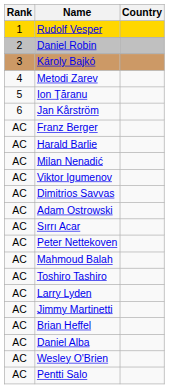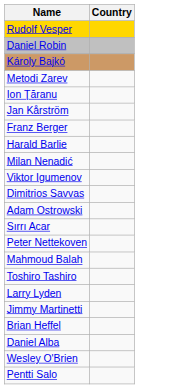- column: (19, 12)
